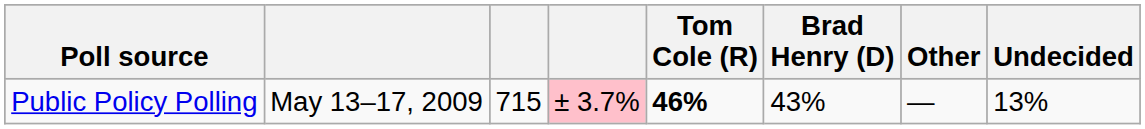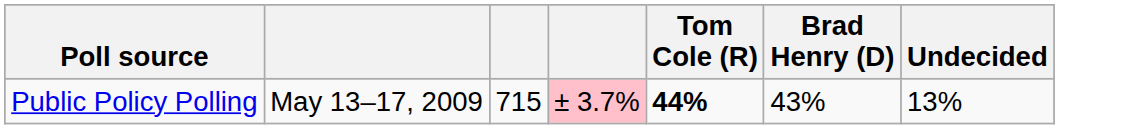- column: (944, 57)
(680, 100) 46% -> (680, 100) 44%
